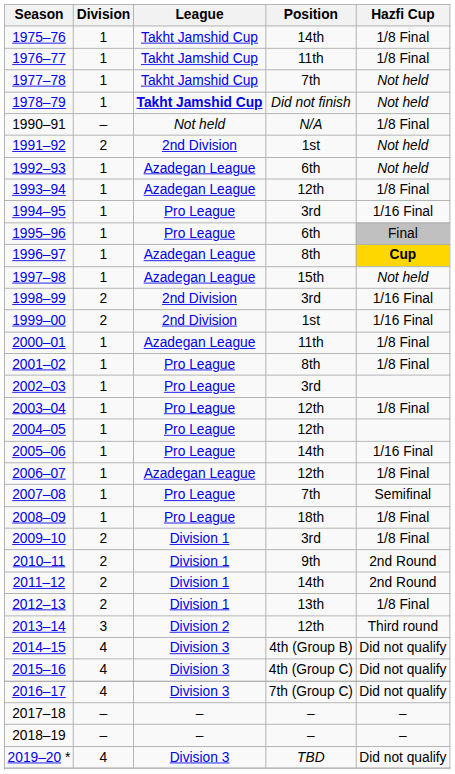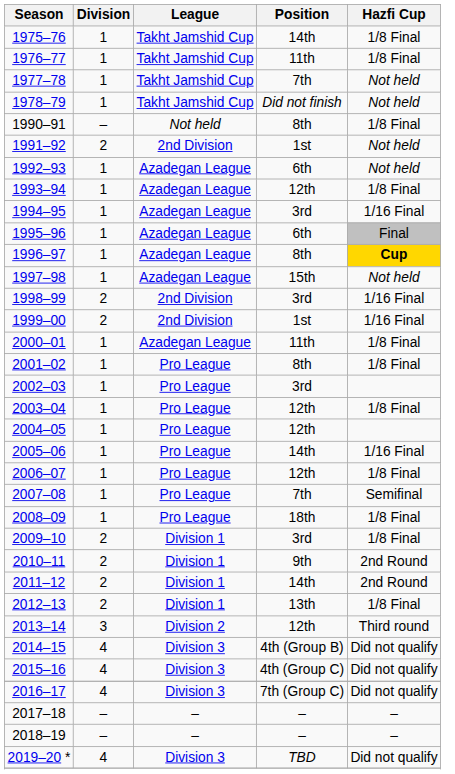(200, 102) bold -> (195, 102) normal
(311, 124) N/A -> (302, 124) 8th
(200, 211) Pro League -> (195, 211) Azadegan League
(200, 233) Pro League -> (195, 233) Azadegan League
(200, 473) Azadegan League -> (195, 473) Pro League
